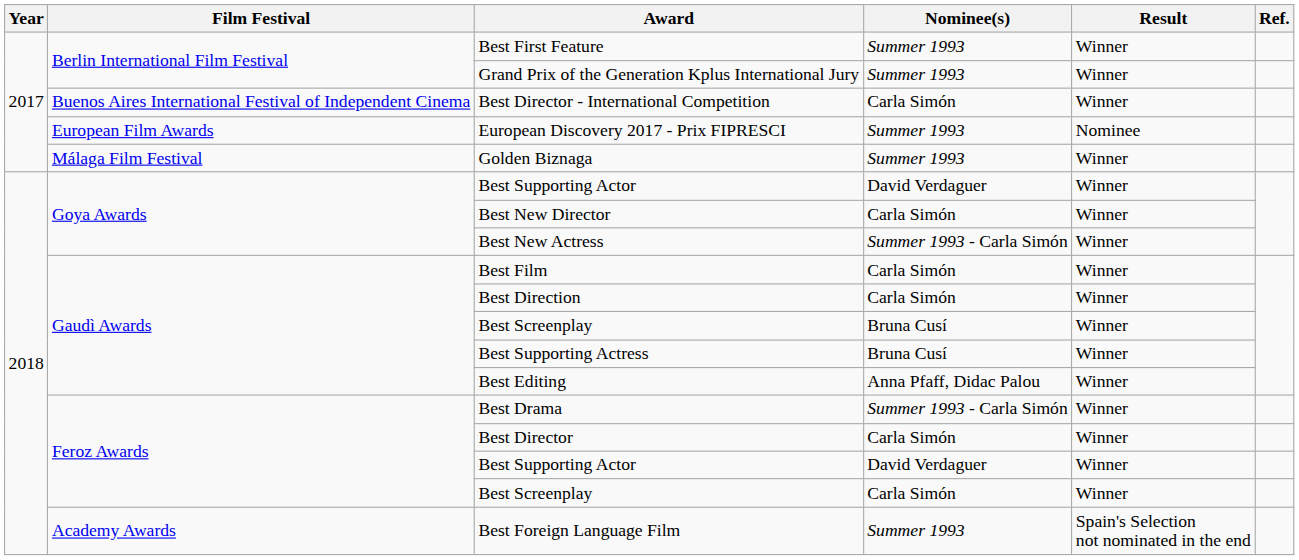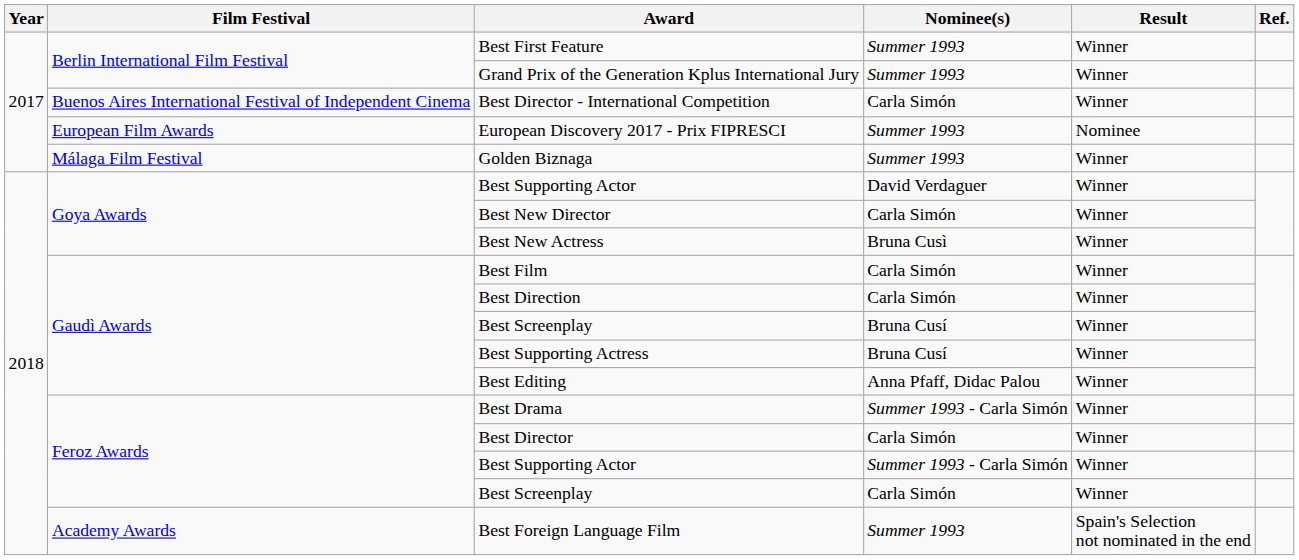(968, 241) Summer 1993 - Carla Simón -> (907, 241) Bruna Cusì
(927, 465) David Verdaguer -> (968, 465) Summer 1993 - Carla Simón
